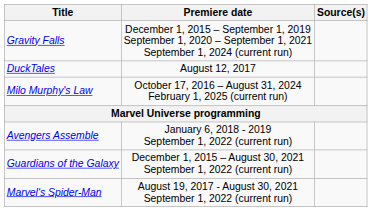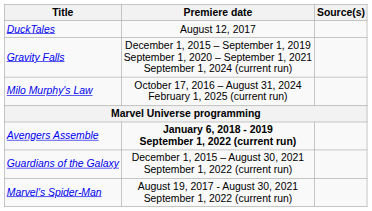rows swapped: (31, 69) <-> (36, 40)
(218, 136) normal -> (218, 136) bold
